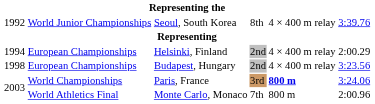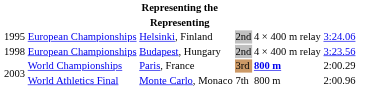- row: (195, 22)
(15, 51) 1994 -> (15, 37) 1995
(354, 51) 2:00.29 -> (339, 37) 3:24.06
(354, 80) 3:24.06 -> (339, 66) 2:00.29
